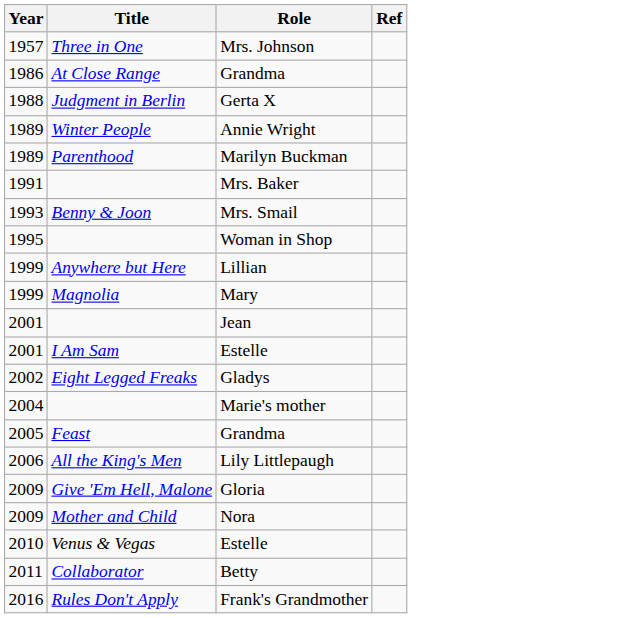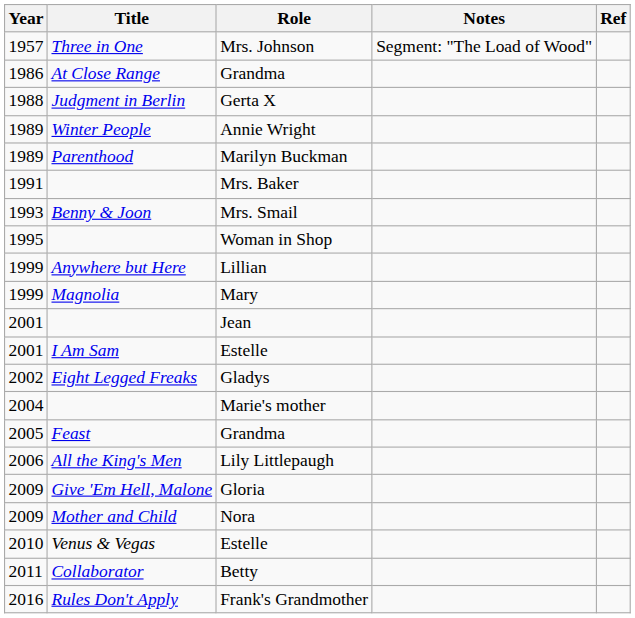+ column: (484, 18)
